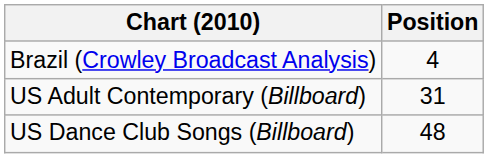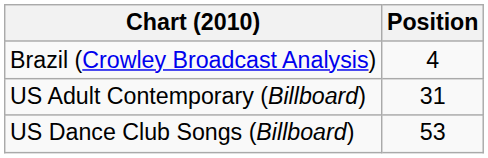(433, 133) 48 -> (433, 133) 53
